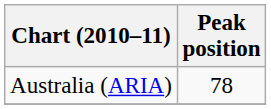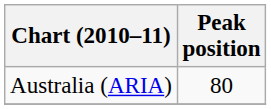(222, 85) 78 -> (222, 85) 80
